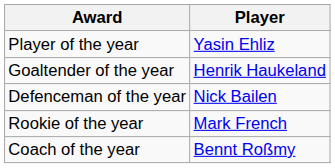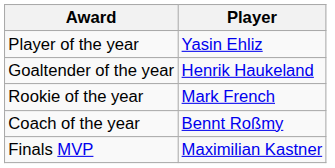- row: (97, 96)
+ row: (51, 149)
